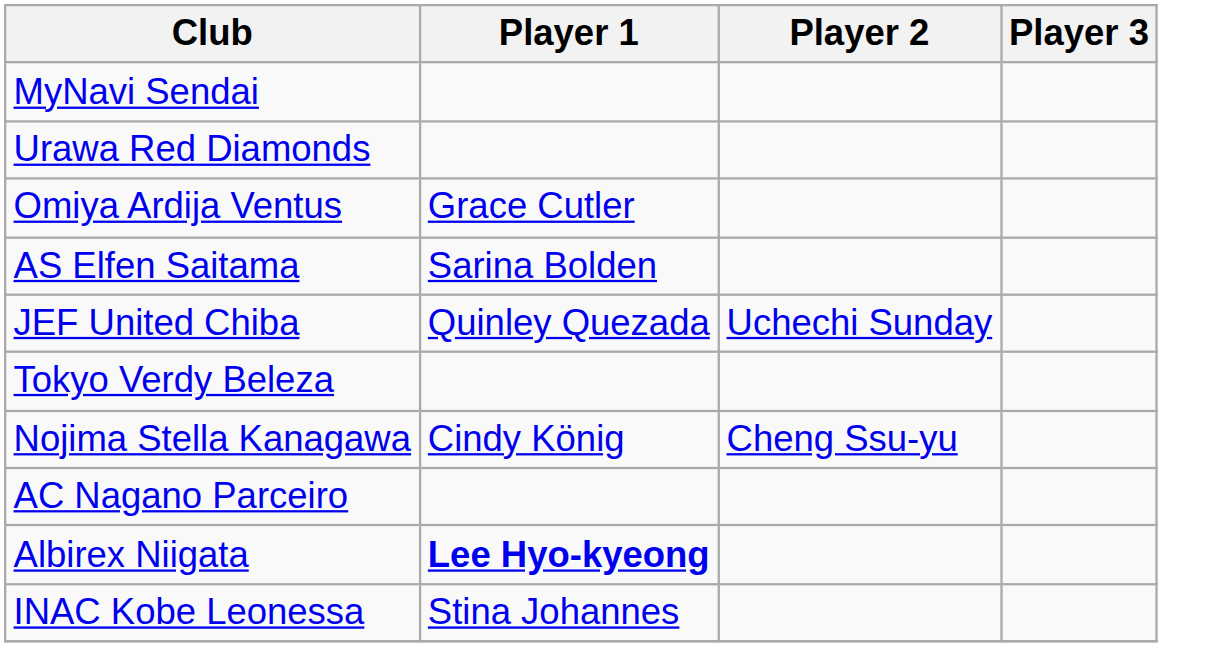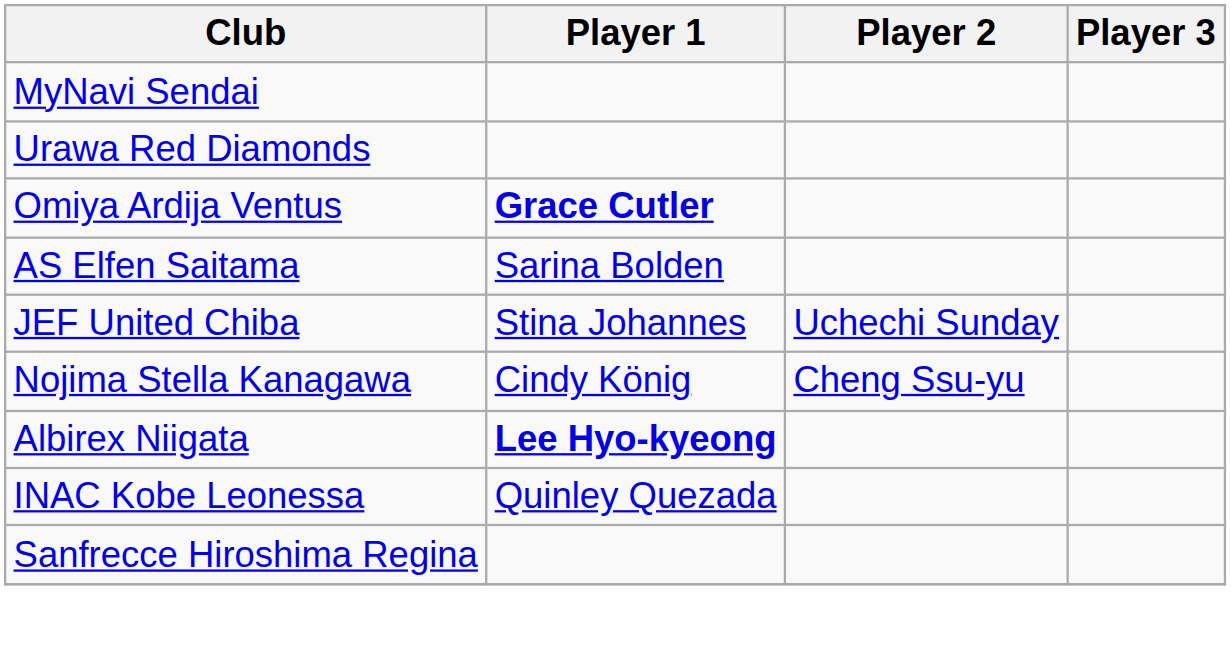(531, 206) normal -> (604, 206) bold
(569, 322) Quinley Quezada -> (620, 322) Stina Johannes
- row: (174, 380)
- row: (181, 496)
(554, 611) Stina Johannes -> (636, 496) Quinley Quezada
+ row: (246, 554)
